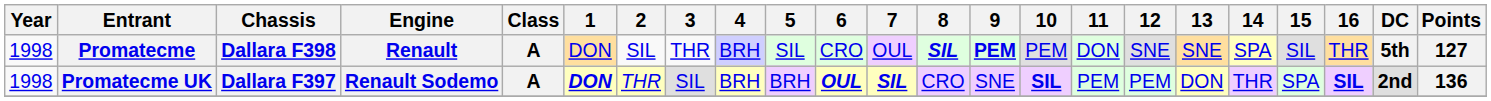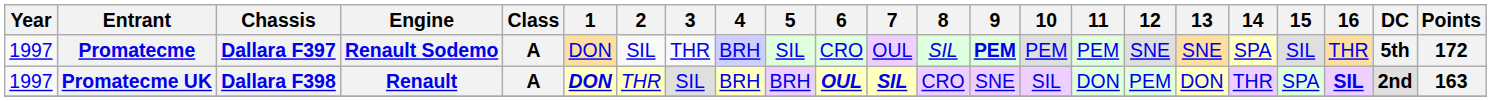(31, 50) 1998 -> (31, 50) 1997
(278, 50) Dallara F398 -> (278, 50) Dallara F397
(422, 50) Renault -> (422, 50) Renault Sodemo
(943, 50) bold -> (943, 50) normal
(1098, 50) DON -> (1098, 50) PEM
(1451, 50) 127 -> (1451, 50) 172
(31, 81) 1998 -> (31, 81) 1997
(278, 81) Dallara F397 -> (278, 81) Dallara F398
(422, 81) Renault Sodemo -> (422, 81) Renault
(1046, 81) bold -> (1046, 81) normal
(1098, 81) PEM -> (1098, 81) DON
(1451, 81) 136 -> (1451, 81) 163
